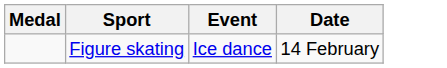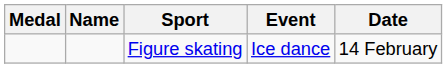+ column: (94, 19)
